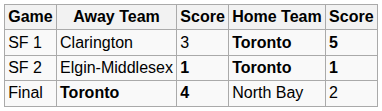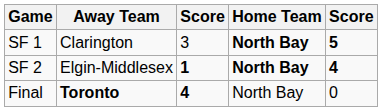(262, 42) Toronto -> (270, 42) North Bay
(262, 67) Toronto -> (270, 67) North Bay
(334, 67) 1 -> (334, 67) 4
(334, 93) 2 -> (334, 93) 0
